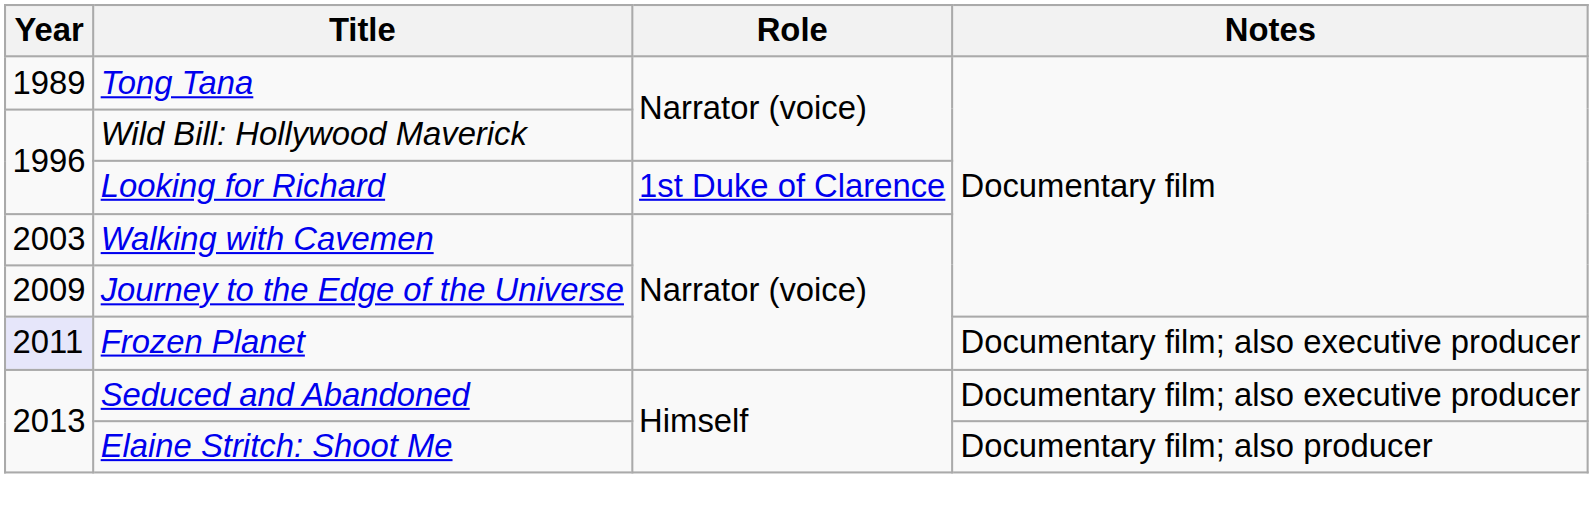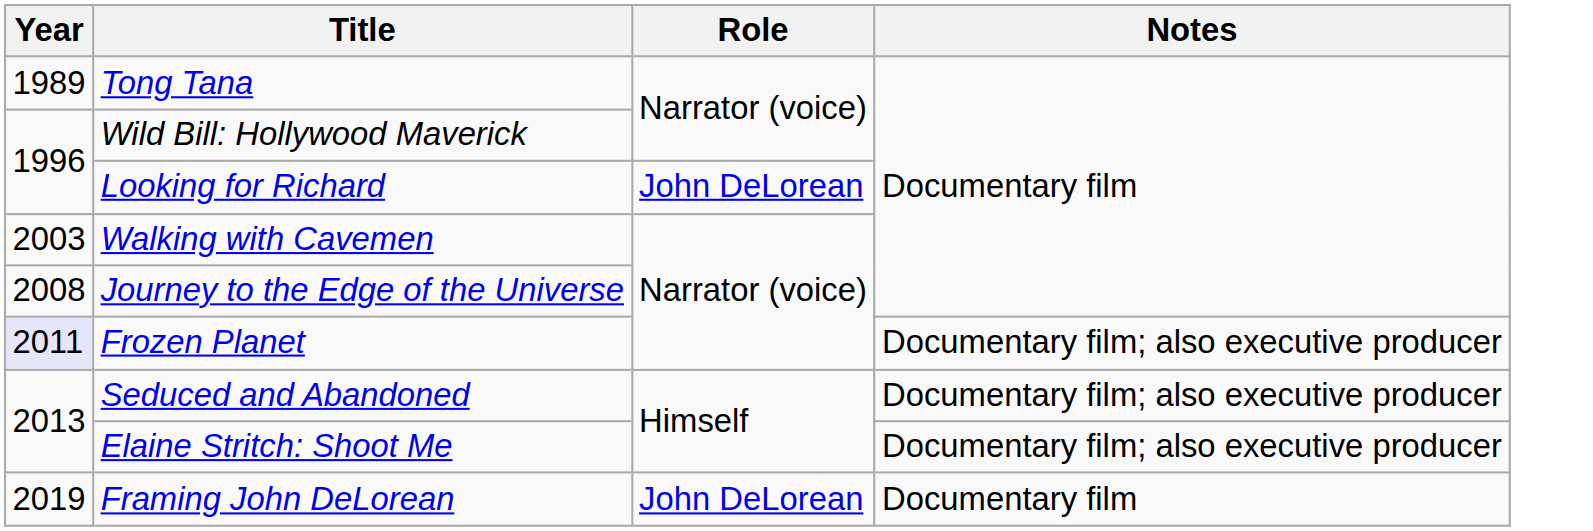(792, 186) 1st Duke of Clarence -> (751, 186) John DeLorean
(49, 290) 2009 -> (49, 290) 2008
(1197, 446) Documentary film; also producer -> (1192, 446) Documentary film; also executive producer
+ row: (278, 498)
